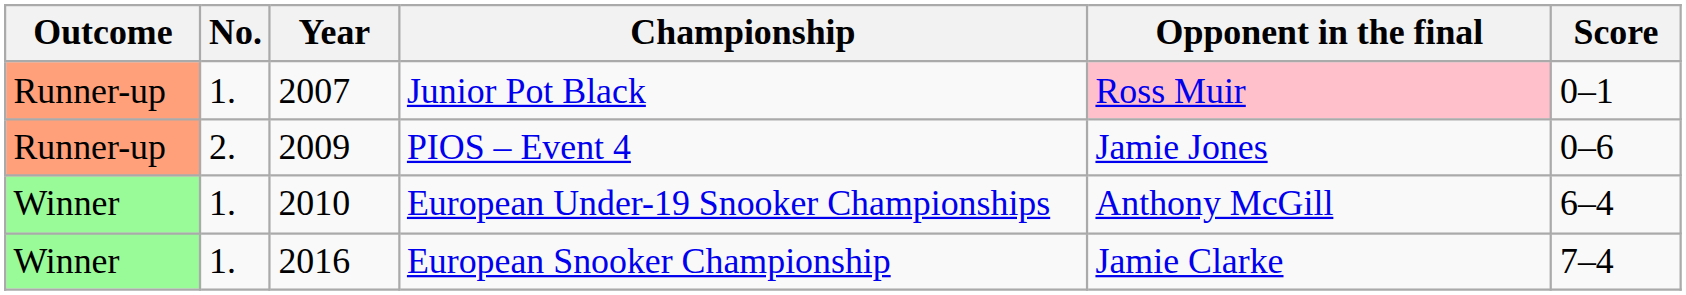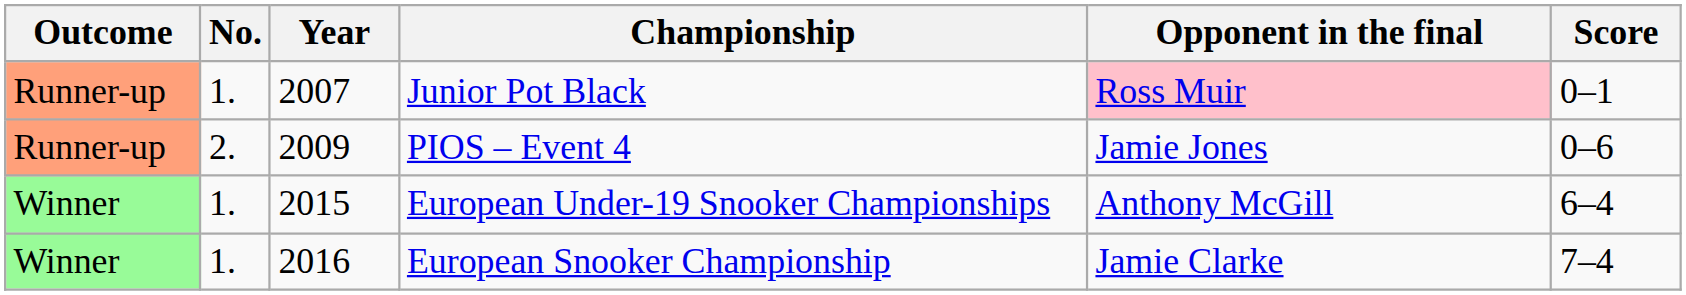(314, 203) 2010 -> (314, 203) 2015
